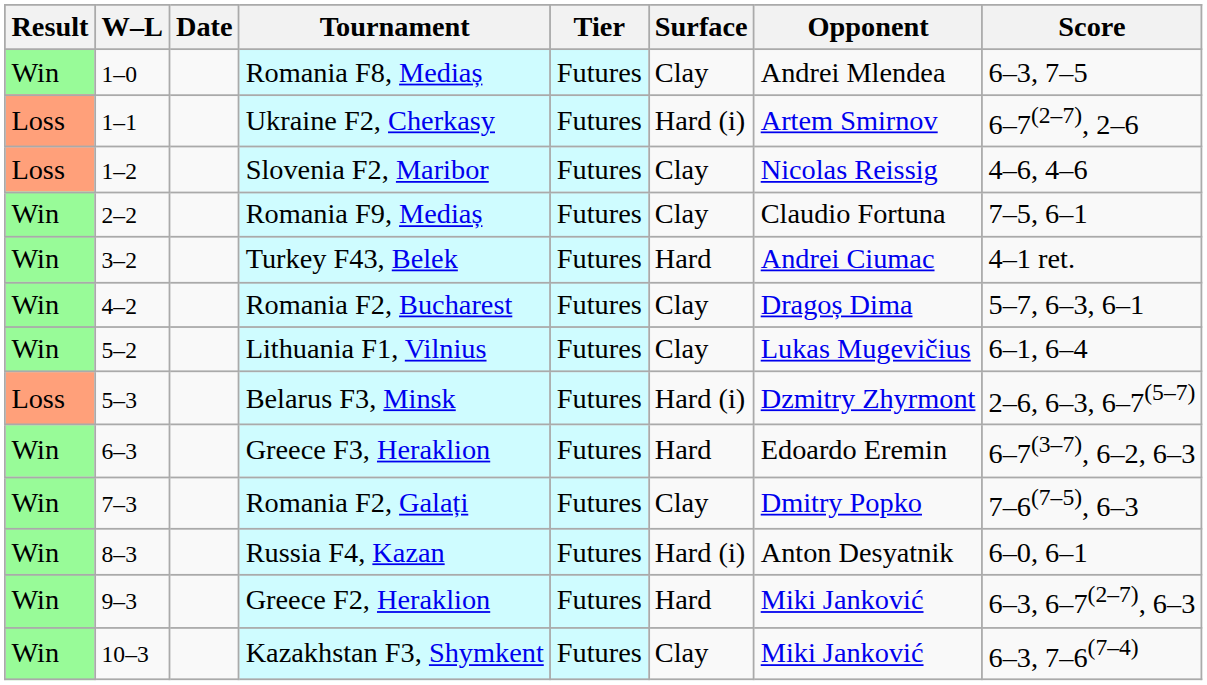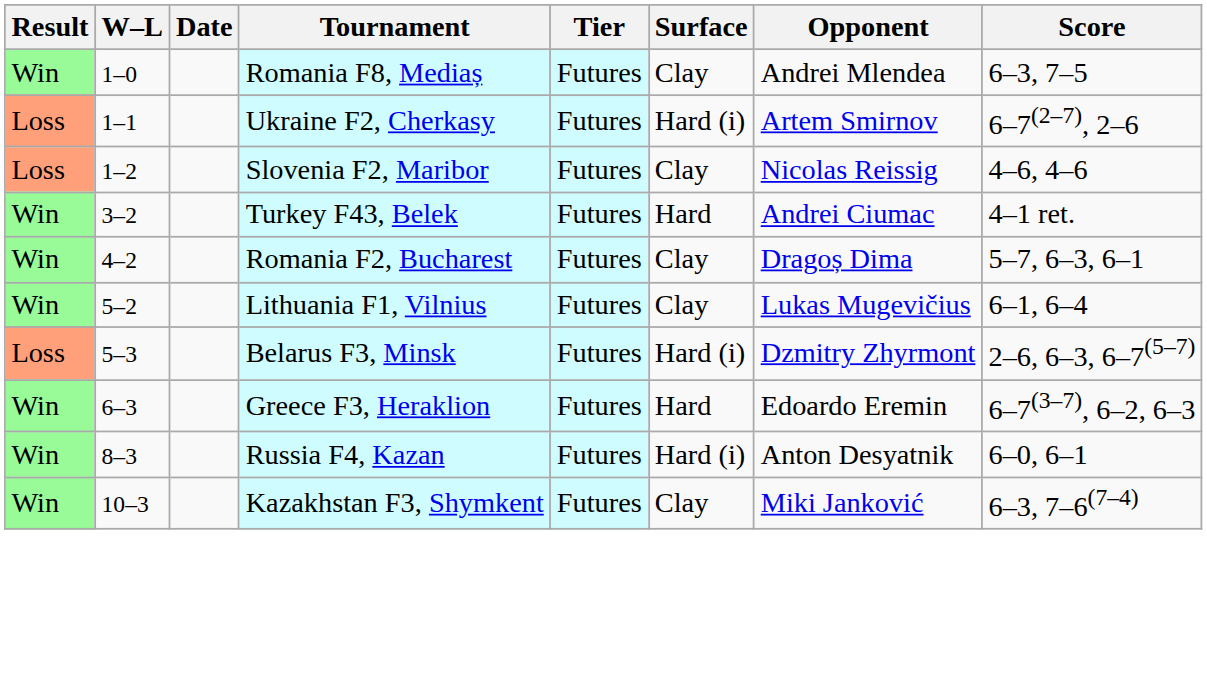- row: (364, 214)
- row: (357, 502)
- row: (368, 600)
